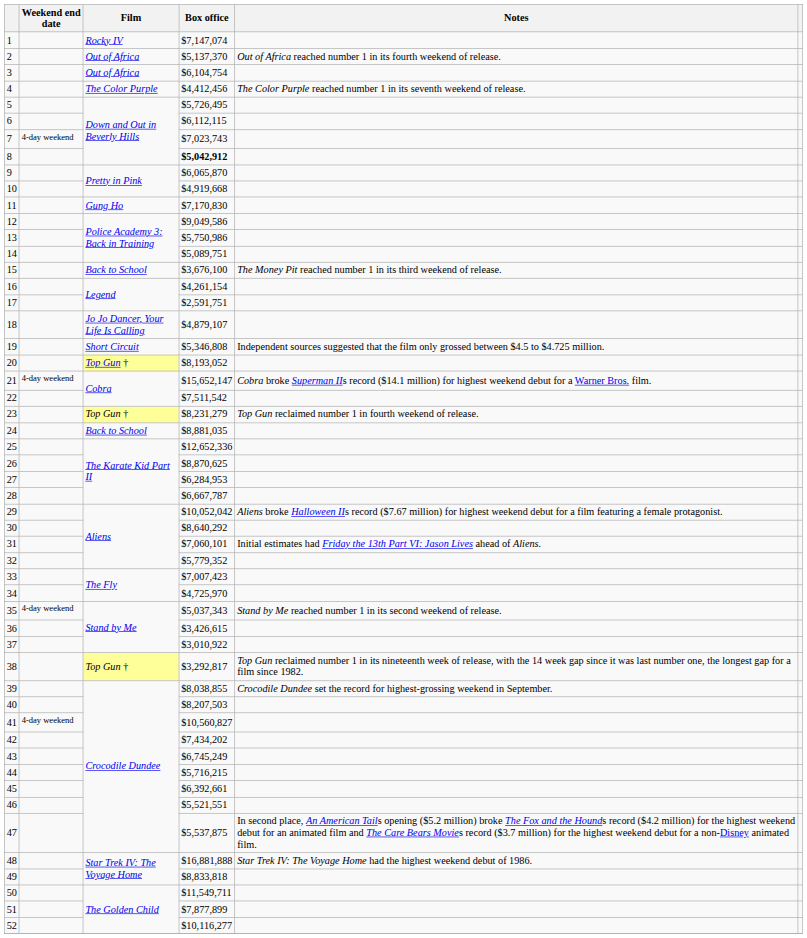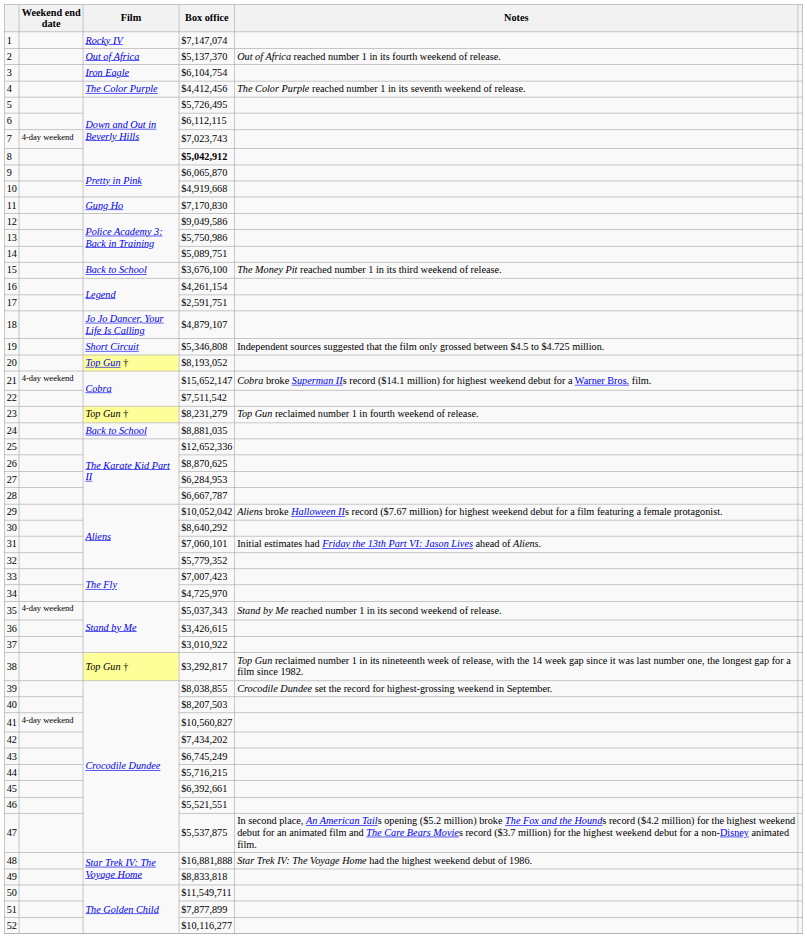(112, 72) Out of Africa -> (107, 72) Iron Eagle
